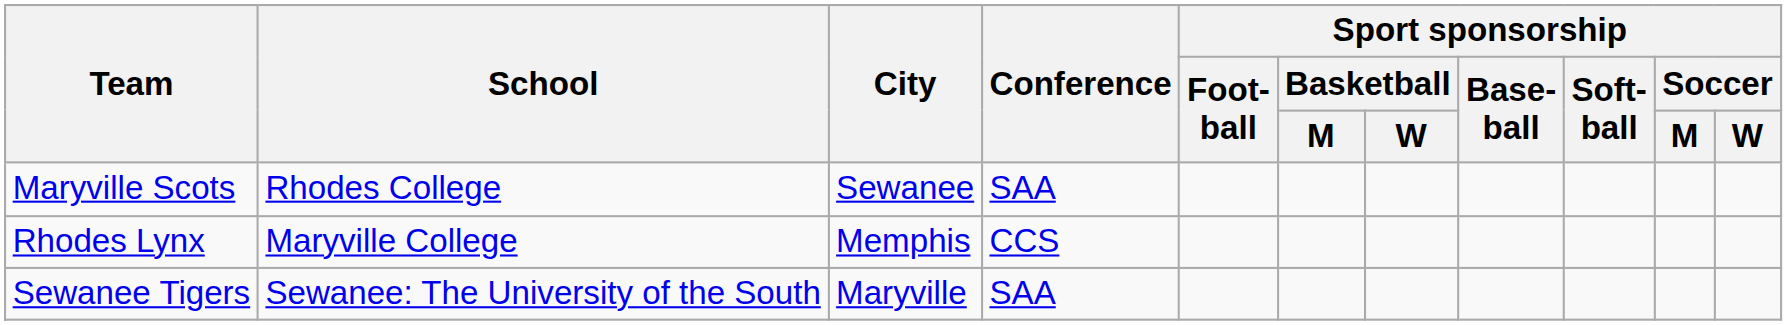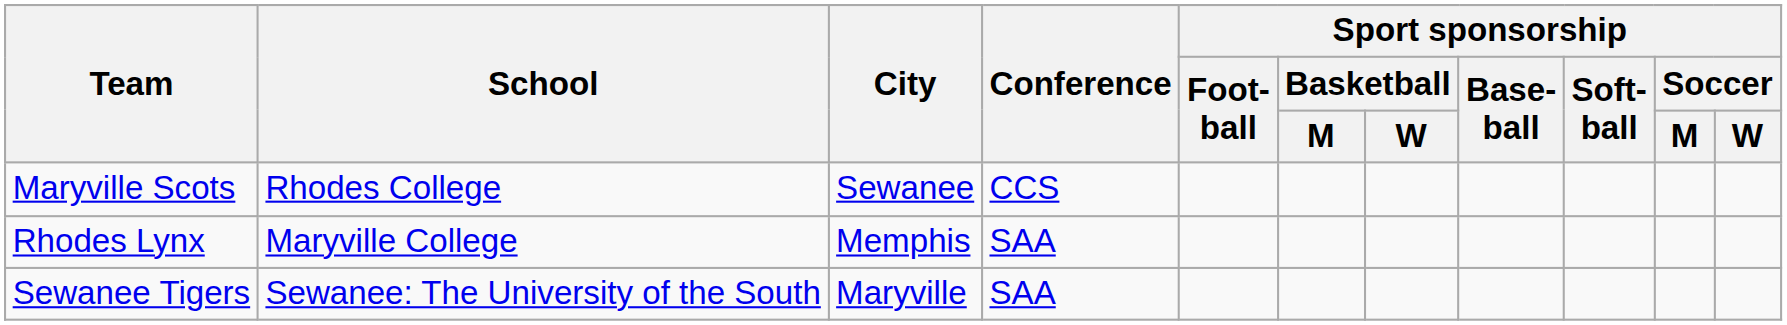(1023, 188) SAA -> (1024, 188) CCS
(1024, 240) CCS -> (1023, 240) SAA
